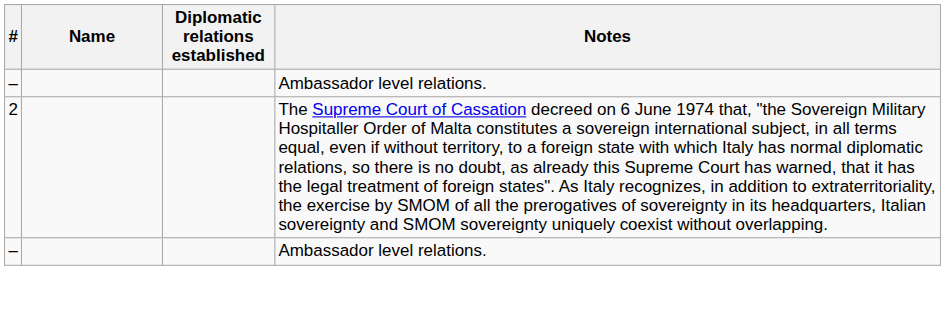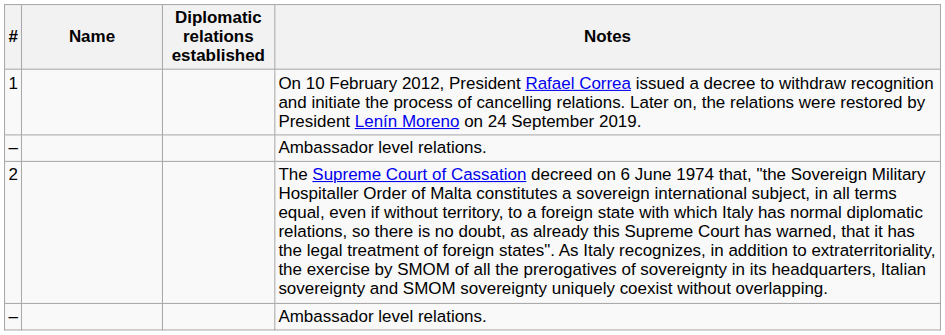+ row: (13, 83)
